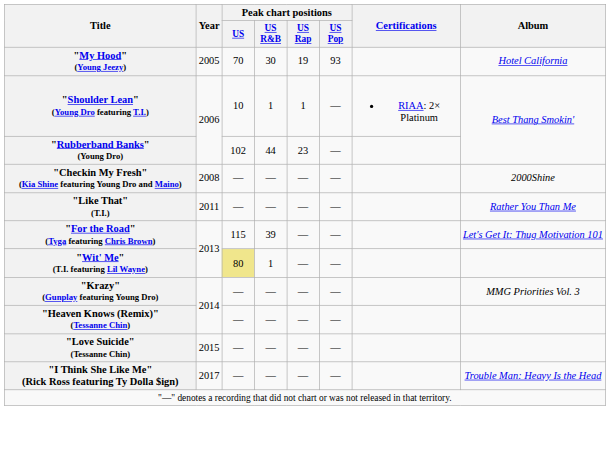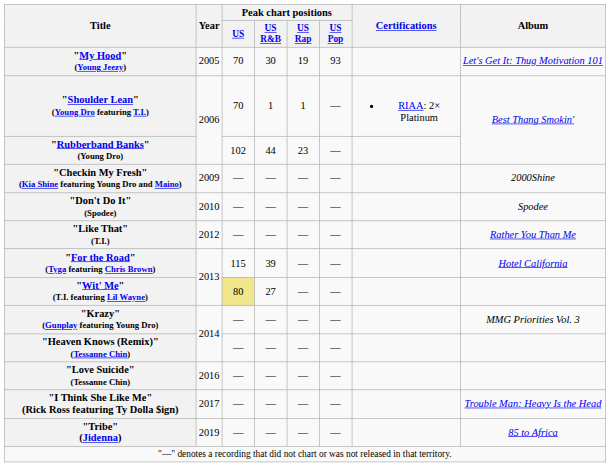(533, 61) Hotel California -> (533, 61) Let's Get It: Thug Motivation 101
(238, 106) 10 -> (238, 106) 70
(209, 178) 2008 -> (209, 178) 2009
+ row: (100, 206)
(209, 206) 2011 -> (209, 235) 2012
(533, 235) Let's Get It: Thug Motivation 101 -> (533, 263) Hotel California
(271, 263) 1 -> (271, 291) 27
(209, 347) 2015 -> (209, 376) 2016
+ row: (100, 432)
